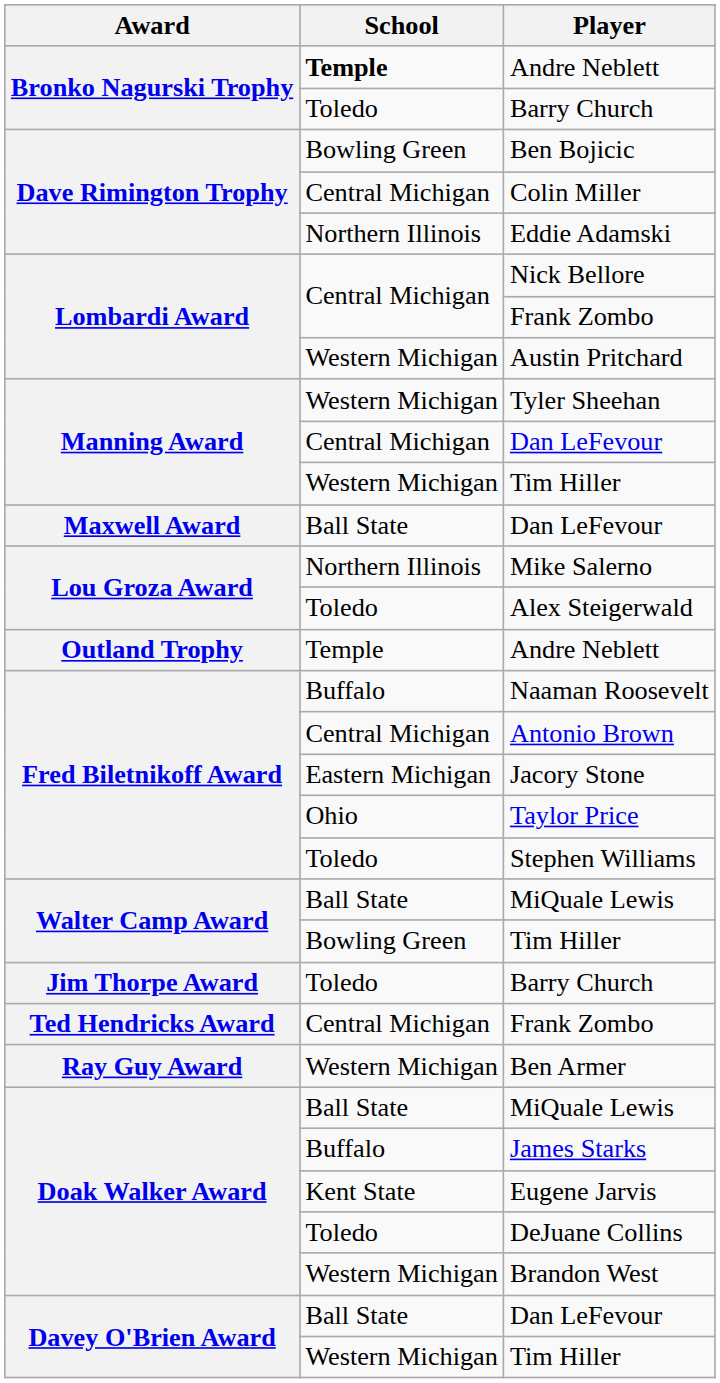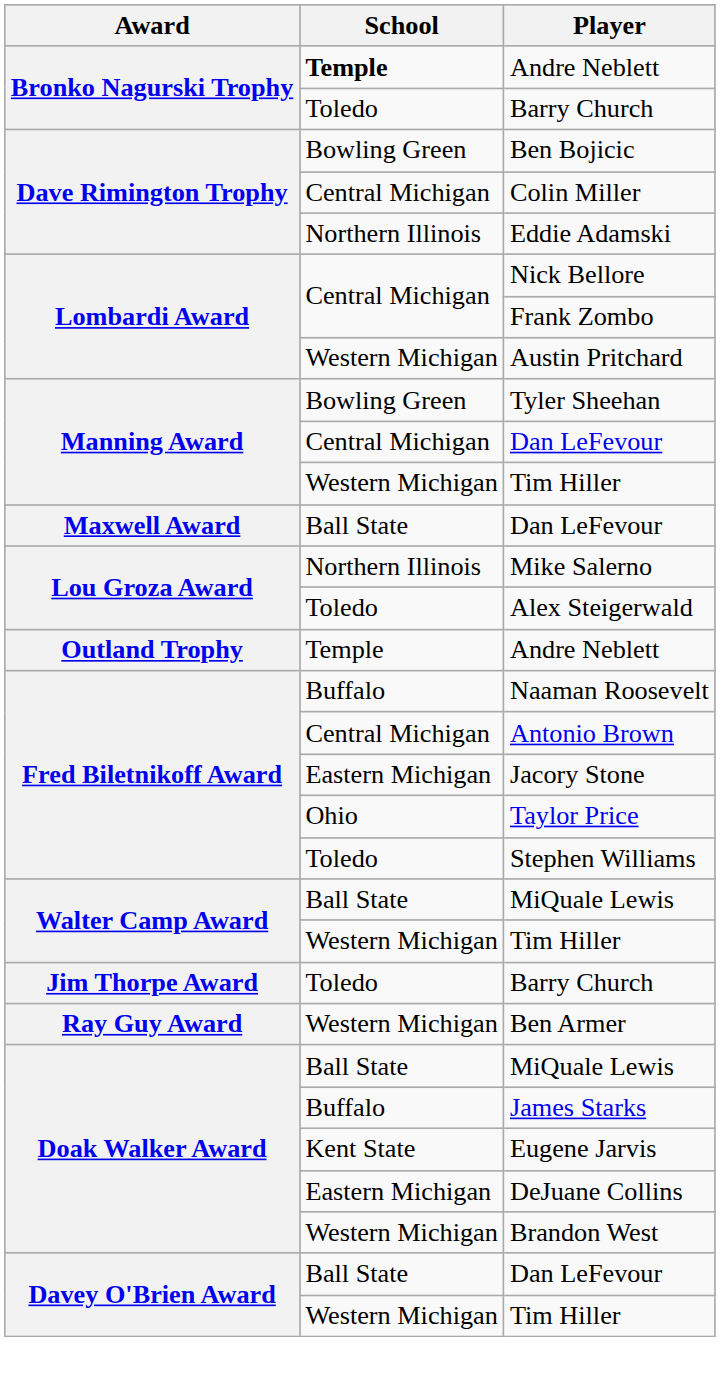(402, 399) Western Michigan -> (386, 399) Bowling Green
(386, 940) Bowling Green -> (402, 940) Western Michigan
- row: (152, 1024)
(342, 1232) Toledo -> (398, 1190) Eastern Michigan
